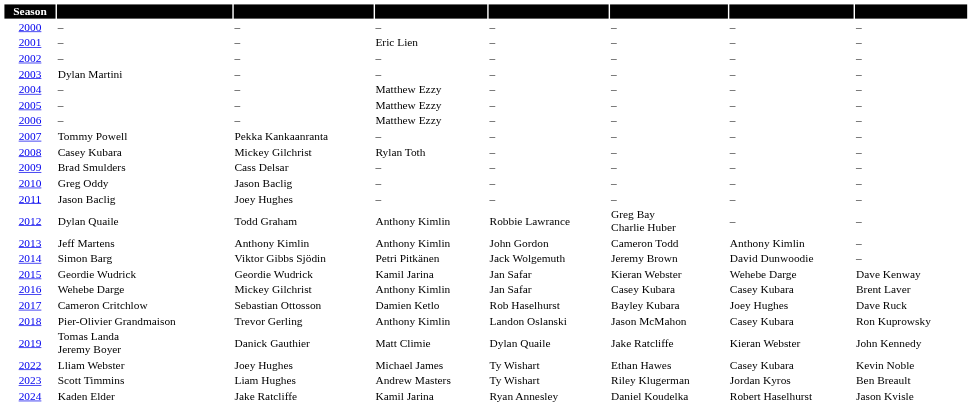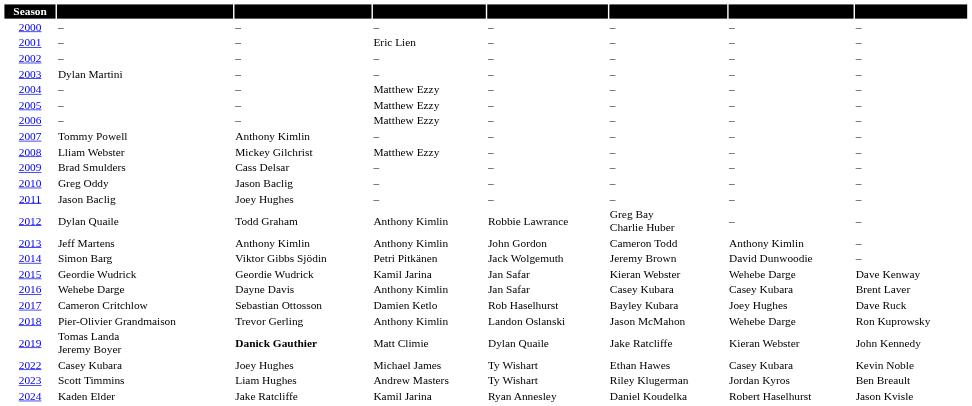(281, 136) Pekka Kankaanranta -> (273, 136) Anthony Kimlin
(90, 152) Casey Kubara -> (91, 152) Lliam Webster
(400, 152) Rylan Toth -> (406, 152) Matthew Ezzy
(273, 289) Mickey Gilchrist -> (265, 289) Dayne Davis
(762, 321) Casey Kubara -> (762, 321) Wehebe Darge
(272, 343) normal -> (276, 343) bold
(91, 365) Lliam Webster -> (90, 365) Casey Kubara
